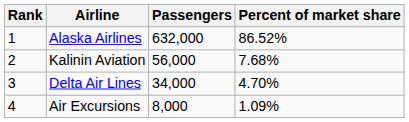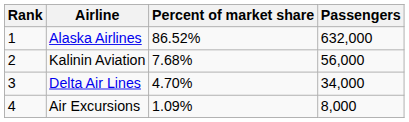columns swapped: (192, 15) <-> (320, 15)
